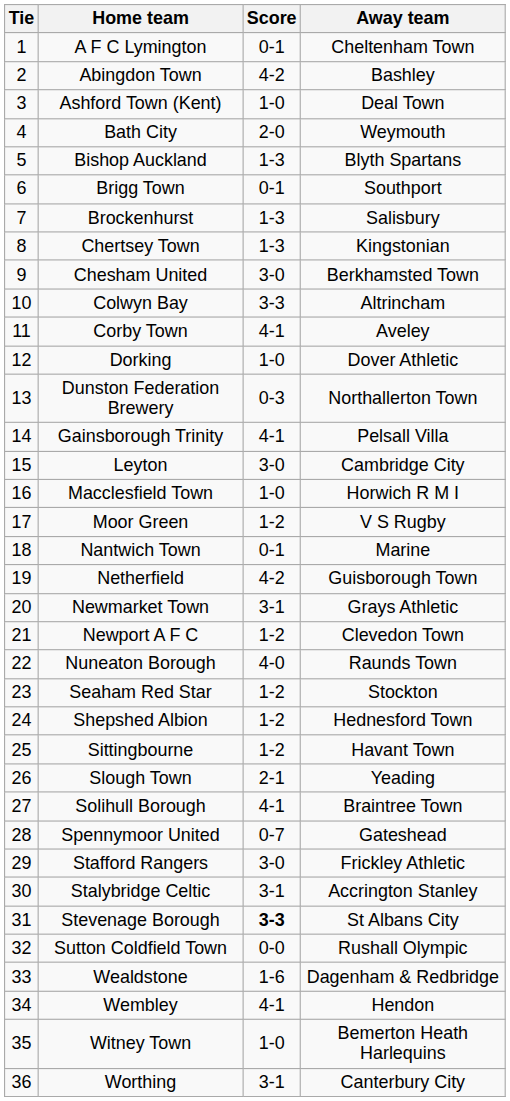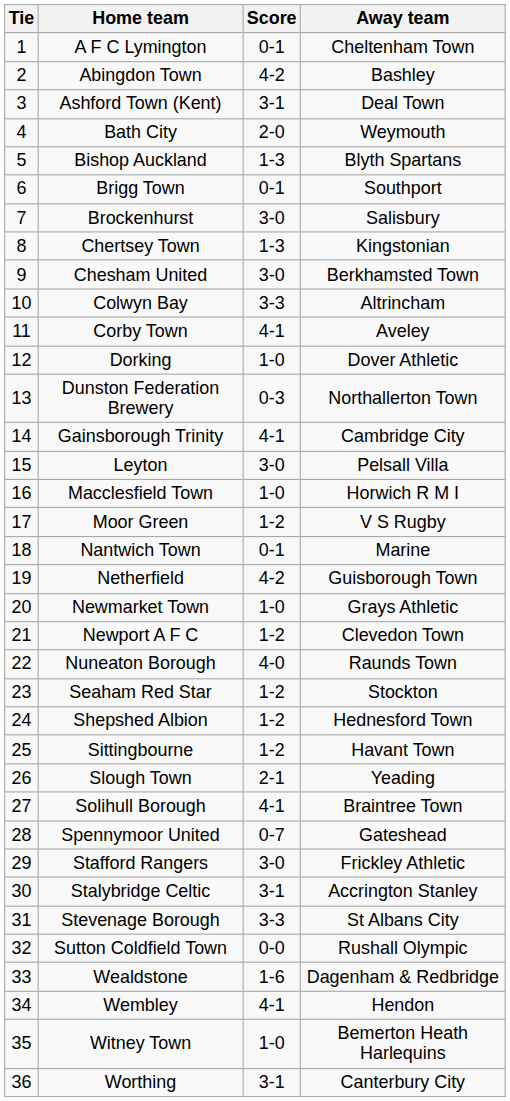(272, 103) 1-0 -> (272, 103) 3-1
(272, 217) 1-3 -> (272, 217) 3-0
(403, 436) Pelsall Villa -> (403, 436) Cambridge City
(403, 465) Cambridge City -> (403, 465) Pelsall Villa
(272, 607) 3-1 -> (272, 607) 1-0
(272, 919) bold -> (272, 919) normal
